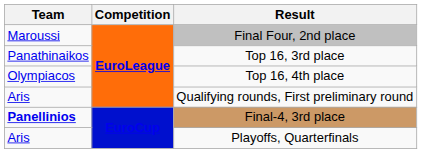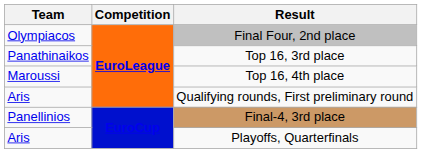(34, 35) Maroussi -> (41, 35) Olympiacos
(41, 76) Olympiacos -> (34, 76) Maroussi
(42, 117) bold -> (39, 117) normal
